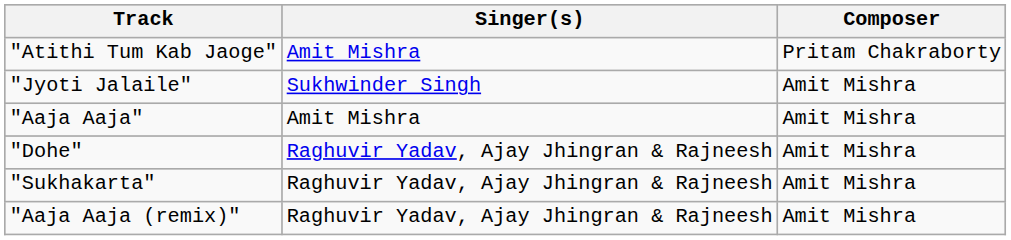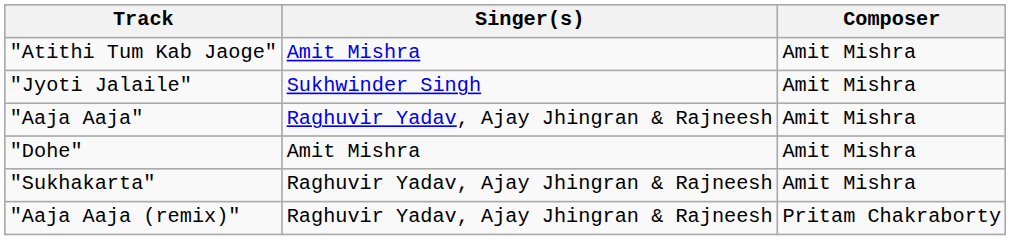(892, 54) Pritam Chakraborty -> (849, 54) Amit Mishra
(354, 120) Amit Mishra -> (530, 120) Raghuvir Yadav, Ajay Jhingran & Rajneesh
(530, 152) Raghuvir Yadav, Ajay Jhingran & Rajneesh -> (354, 152) Amit Mishra
(849, 218) Amit Mishra -> (892, 218) Pritam Chakraborty
